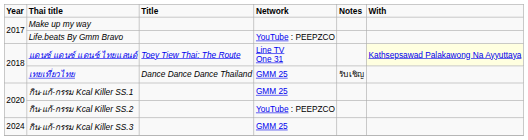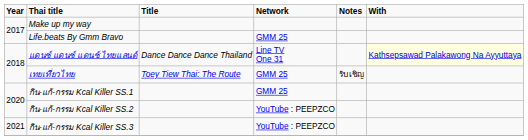(295, 37) YouTube : PEEPZCO -> (272, 37) GMM 25
(191, 54) Toey Tiew Thai: The Route -> (197, 54) Dance Dance Dance Thailand
(197, 74) Dance Dance Dance Thailand -> (191, 74) Toey Tiew Thai: The Route
(15, 126) 2024 -> (15, 126) 2021
(272, 126) GMM 25 -> (295, 126) YouTube : PEEPZCO
